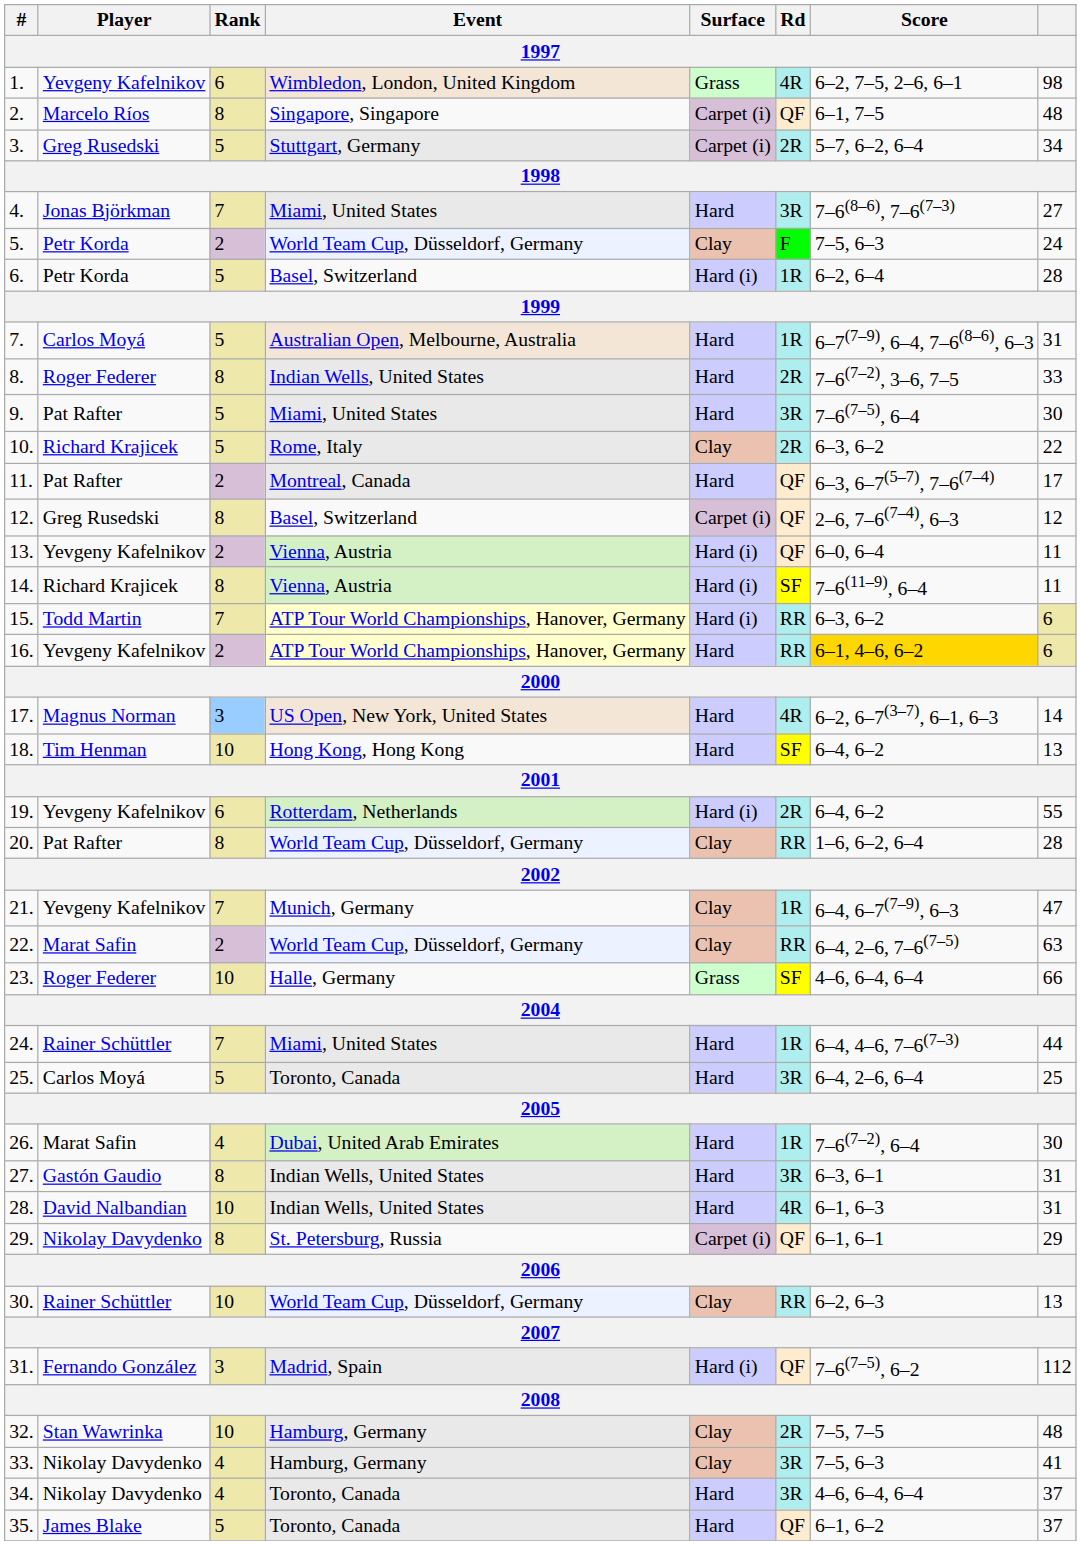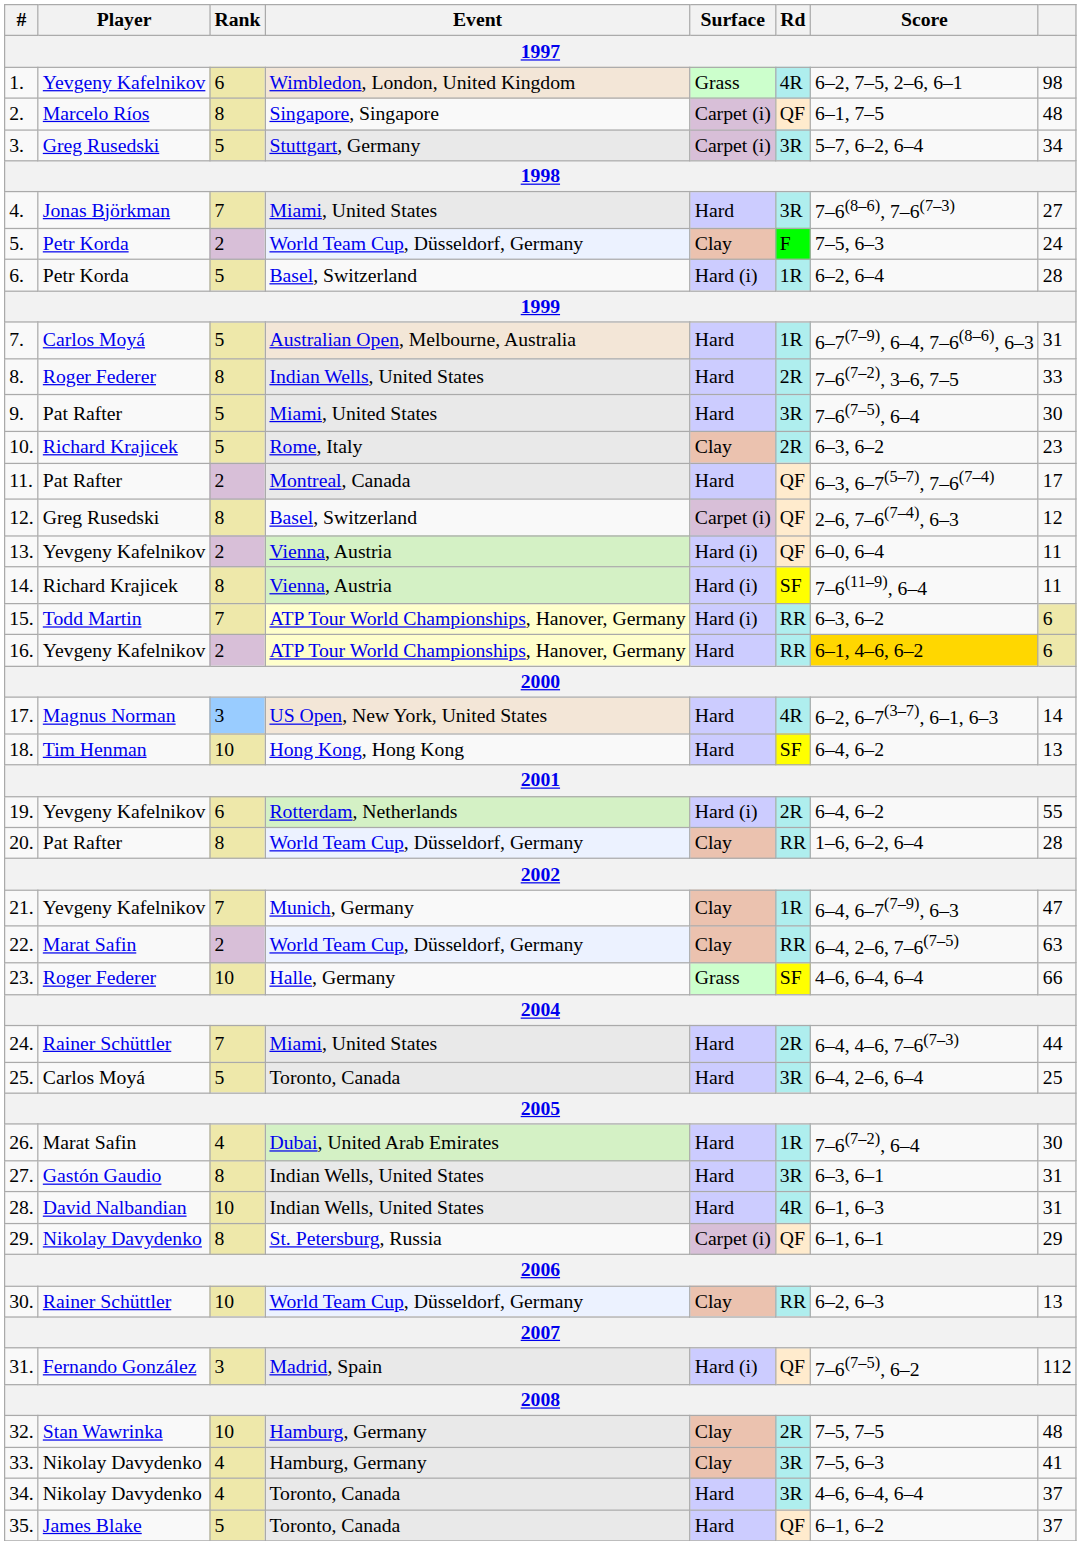(791, 144) 2R -> (791, 144) 3R
(1053, 447) 22 -> (1053, 447) 23
(791, 1043) 1R -> (791, 1043) 2R
